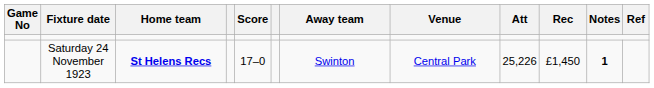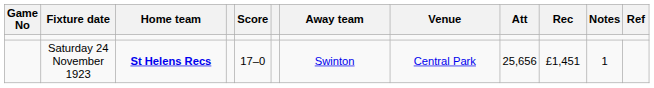(520, 61) 25,226 -> (520, 61) 25,656
(563, 61) £1,450 -> (563, 61) £1,451
(605, 61) bold -> (605, 61) normal
